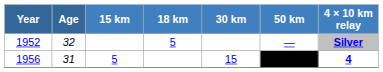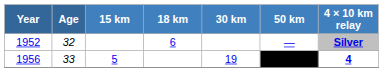(173, 42) 5 -> (173, 42) 6
(69, 59) 31 -> (69, 59) 33
(231, 59) 15 -> (231, 59) 19
